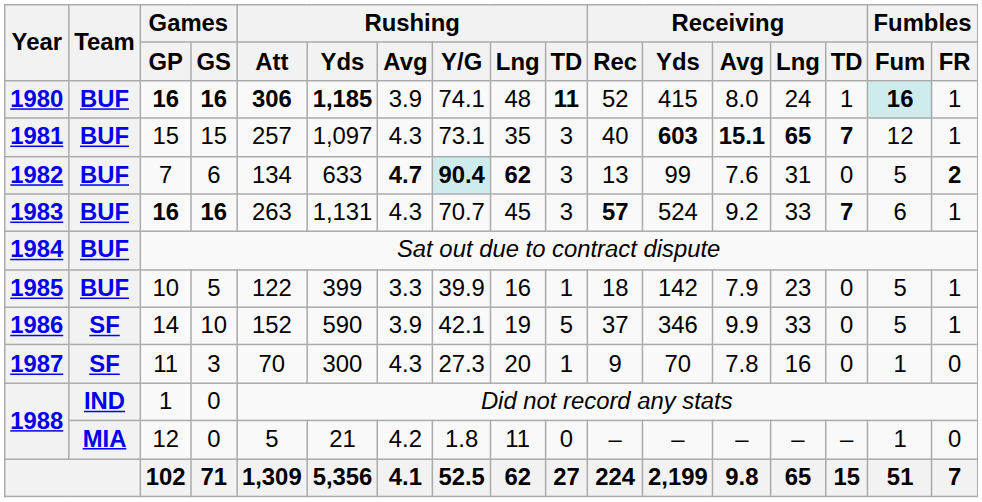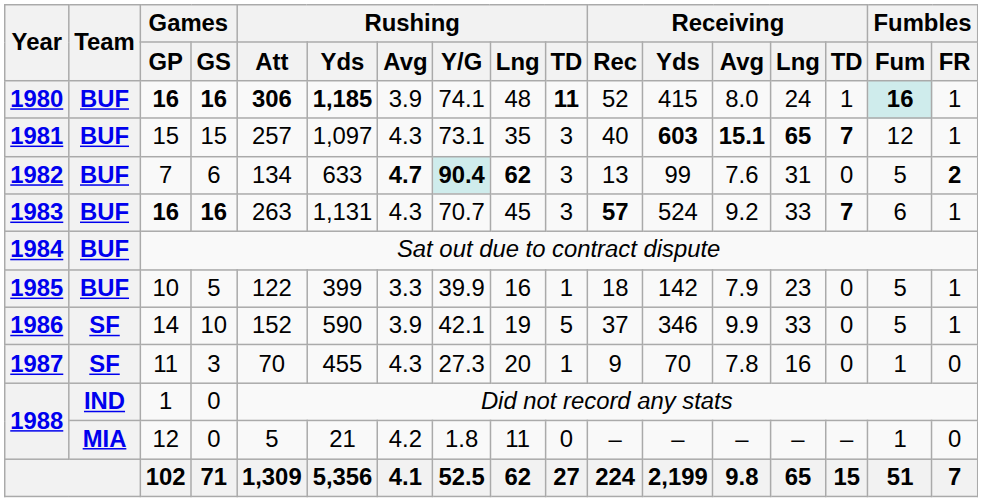(342, 363) 300 -> (342, 363) 455
